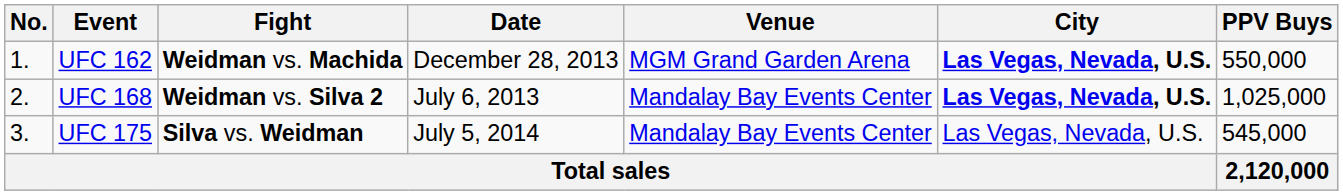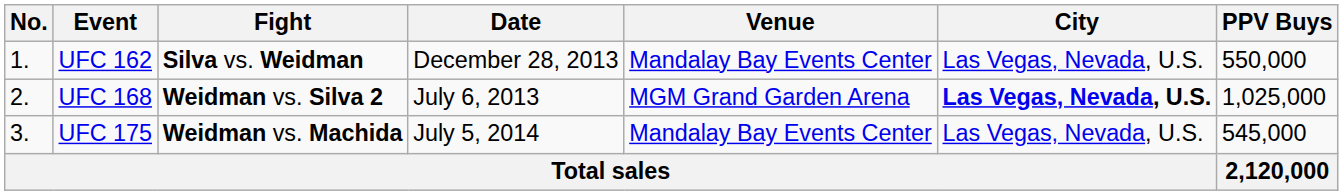(283, 60) Weidman vs. Machida -> (263, 60) Silva vs. Weidman
(769, 60) MGM Grand Garden Arena -> (780, 60) Mandalay Bay Events Center
(1077, 60) bold -> (1073, 60) normal
(780, 97) Mandalay Bay Events Center -> (769, 97) MGM Grand Garden Arena
(263, 134) Silva vs. Weidman -> (283, 134) Weidman vs. Machida
